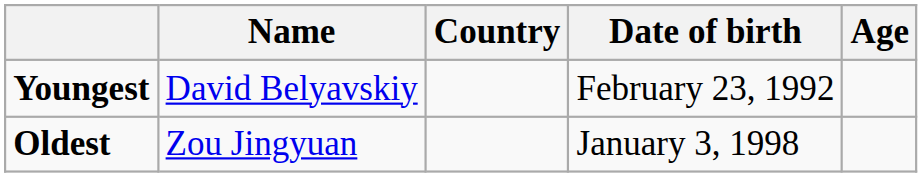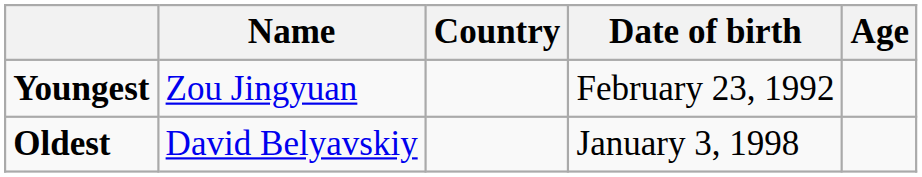(292, 87) David Belyavskiy -> (261, 87) Zou Jingyuan
(261, 143) Zou Jingyuan -> (292, 143) David Belyavskiy
